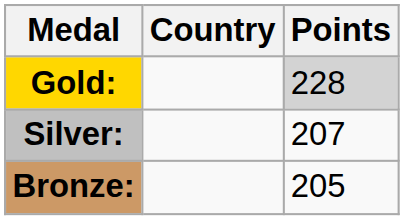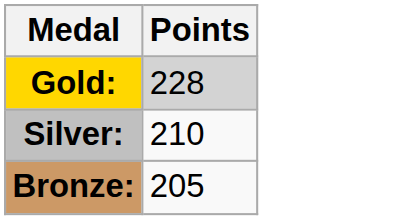- column: (213, 30)
(318, 134) 207 -> (177, 134) 210
